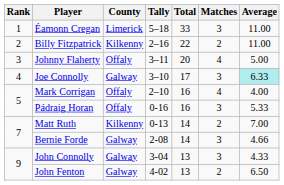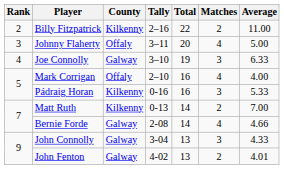- row: (67, 28)
(185, 76) 17 -> (185, 60) 19
(259, 76) paleturquoise background -> (259, 60) no background
(119, 108) Offaly -> (125, 92) Kilkenny
(219, 140) 3 -> (219, 124) 4
(259, 172) 6.50 -> (259, 156) 4.01
